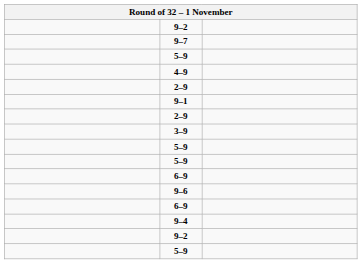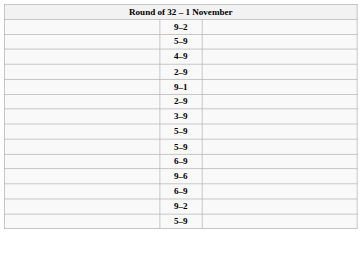- row: (82, 42)
- row: (82, 222)
